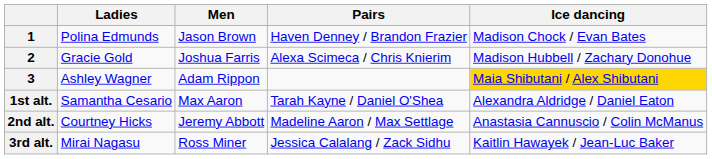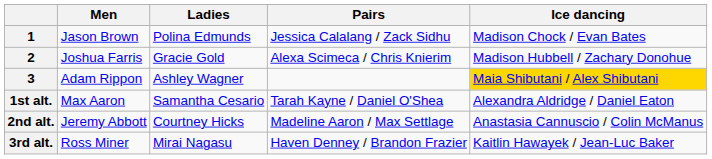columns swapped: (221, 15) <-> (116, 15)
(369, 36) Haven Denney / Brandon Frazier -> (360, 36) Jessica Calalang / Zack Sidhu
(360, 143) Jessica Calalang / Zack Sidhu -> (369, 143) Haven Denney / Brandon Frazier
